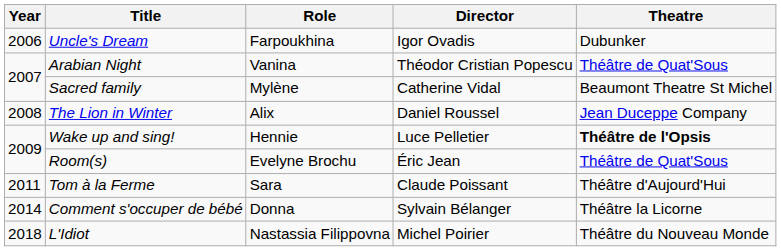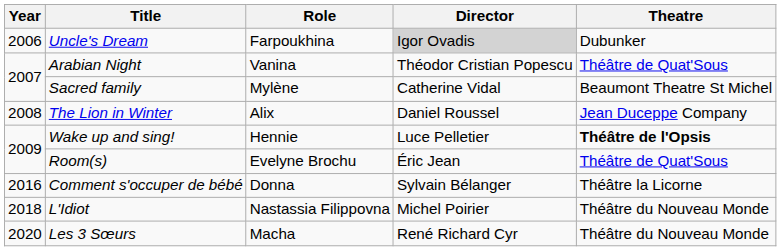(436, 40) no background -> (436, 40) lightgrey background
- row: (102, 185)
(25, 209) 2014 -> (25, 185) 2016
+ row: (92, 233)
